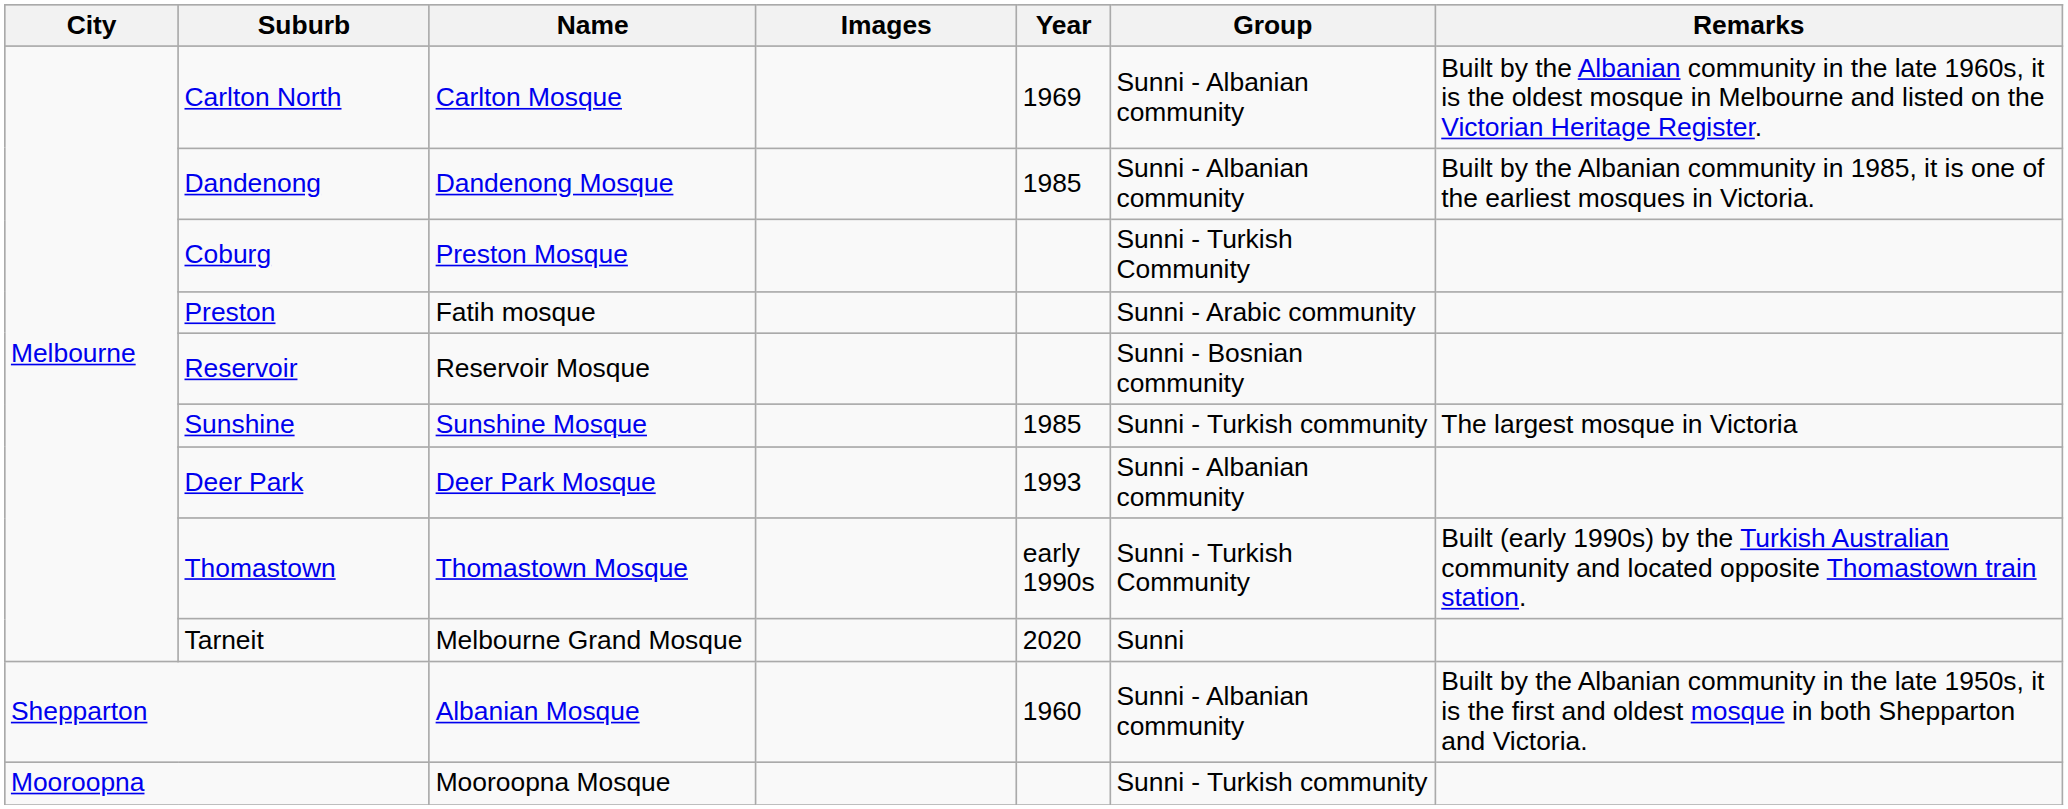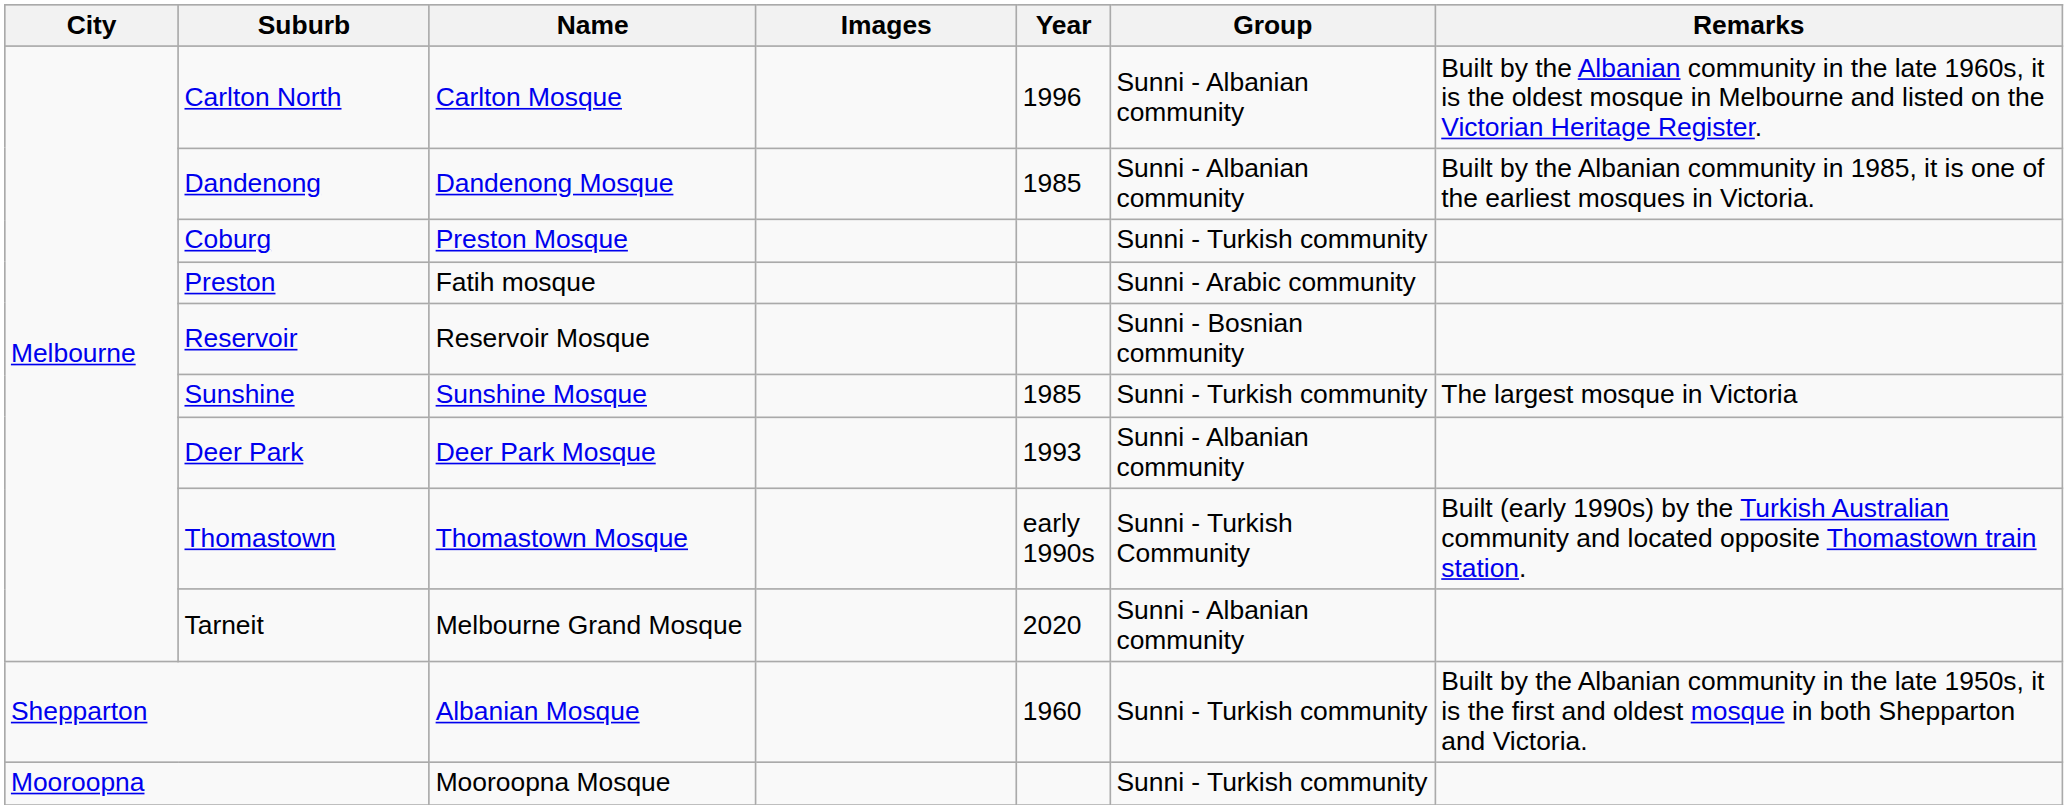(1052, 97) 1969 -> (1052, 97) 1996
(1205, 254) Sunni - Turkish Community -> (1272, 240) Sunni - Turkish community
(1150, 639) Sunni -> (1213, 625) Sunni - Albanian community
(1213, 711) Sunni - Albanian community -> (1272, 711) Sunni - Turkish community
